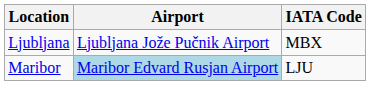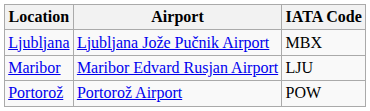(178, 67) lightblue background -> (178, 67) no background
+ row: (36, 93)
